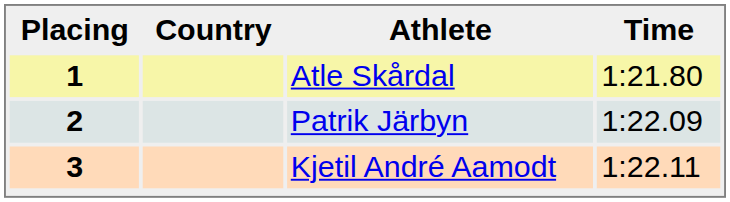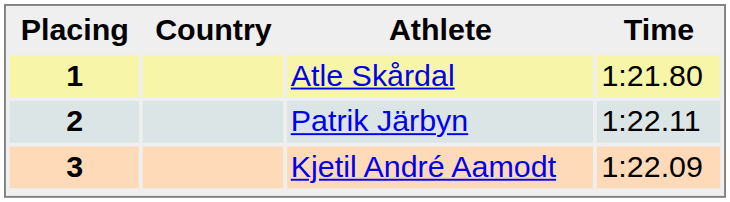(652, 121) 1:22.09 -> (651, 121) 1:22.11
(651, 166) 1:22.11 -> (652, 166) 1:22.09
